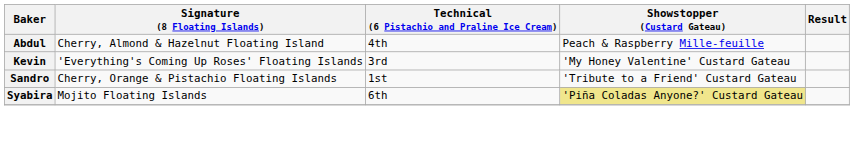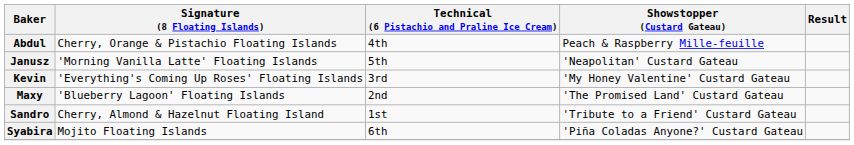(191, 43) Cherry, Almond & Hazelnut Floating Island -> (197, 43) Cherry, Orange & Pistachio Floating Islands
+ row: (30, 61)
+ row: (30, 96)
(197, 78) Cherry, Orange & Pistachio Floating Islands -> (191, 114) Cherry, Almond & Hazelnut Floating Island
(683, 96) khaki background -> (683, 131) no background
